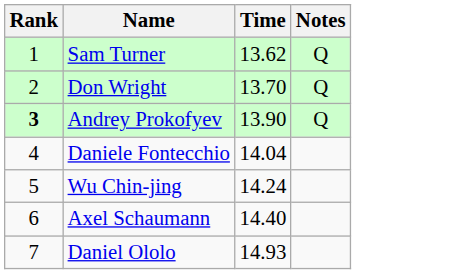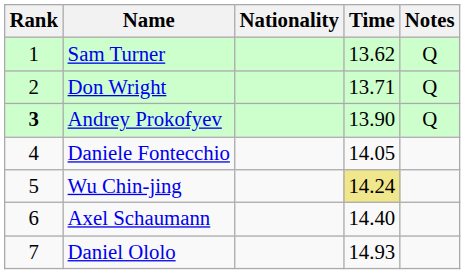+ column: (289, 20)
(263, 86) 13.70 -> (372, 86) 13.71
(263, 152) 14.04 -> (372, 152) 14.05
(263, 185) no background -> (372, 185) khaki background
